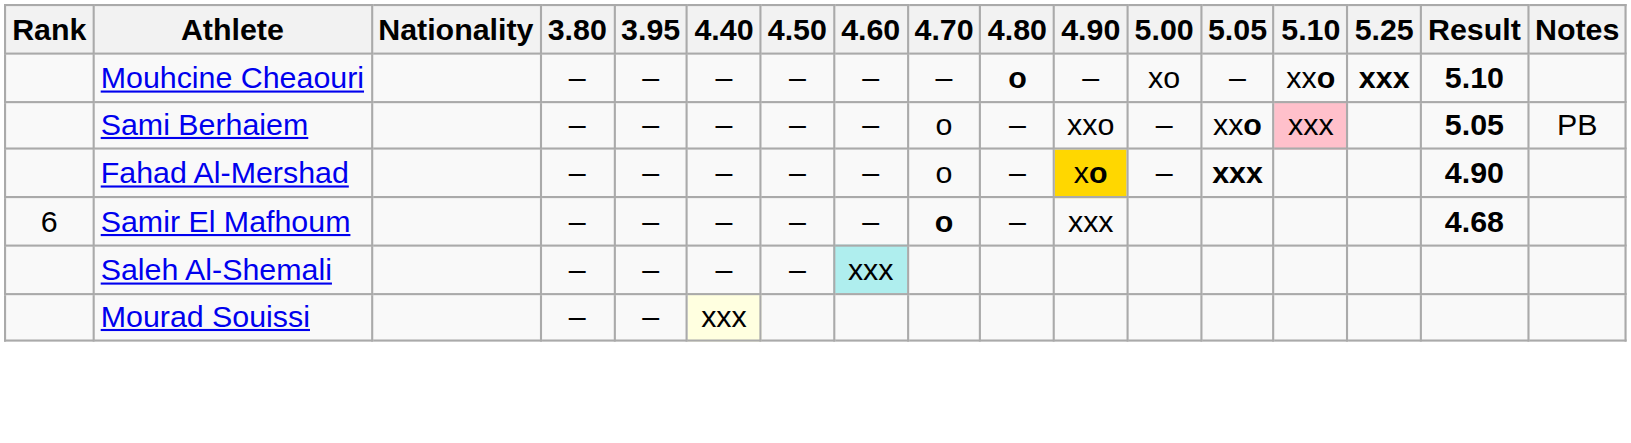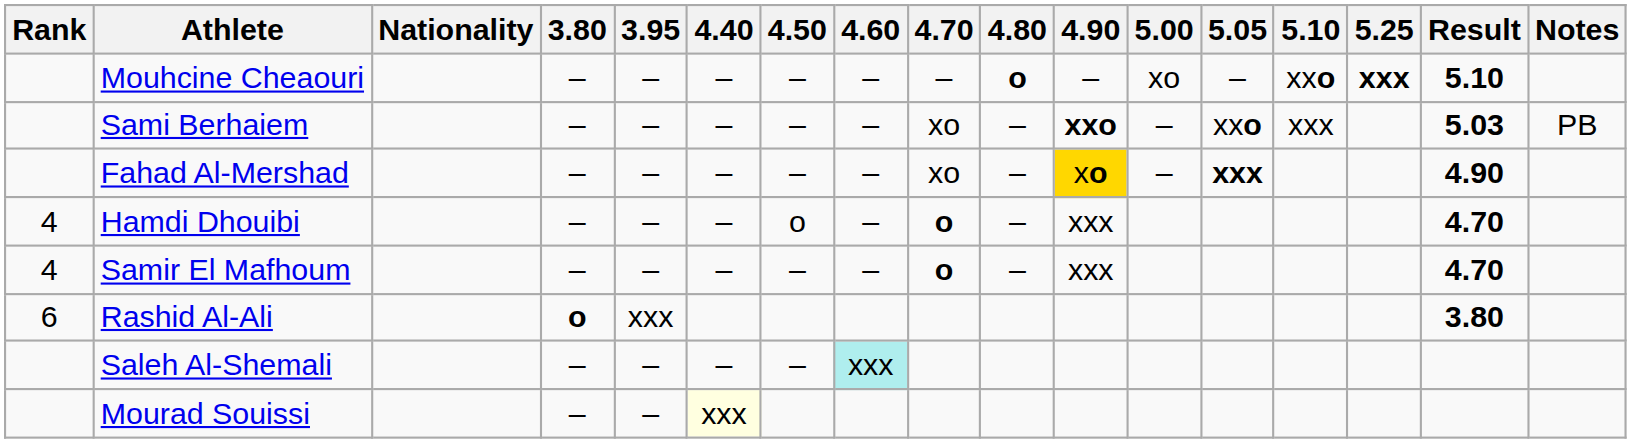(944, 125) o -> (944, 125) xo
(1091, 125) normal -> (1091, 125) bold
(1311, 125) pink background -> (1311, 125) no background
(1474, 125) 5.05 -> (1474, 125) 5.03
(944, 173) o -> (944, 173) xo
+ row: (200, 221)
(49, 221) 6 -> (49, 269) 4
(1474, 221) 4.68 -> (1474, 269) 4.70
+ row: (187, 317)
